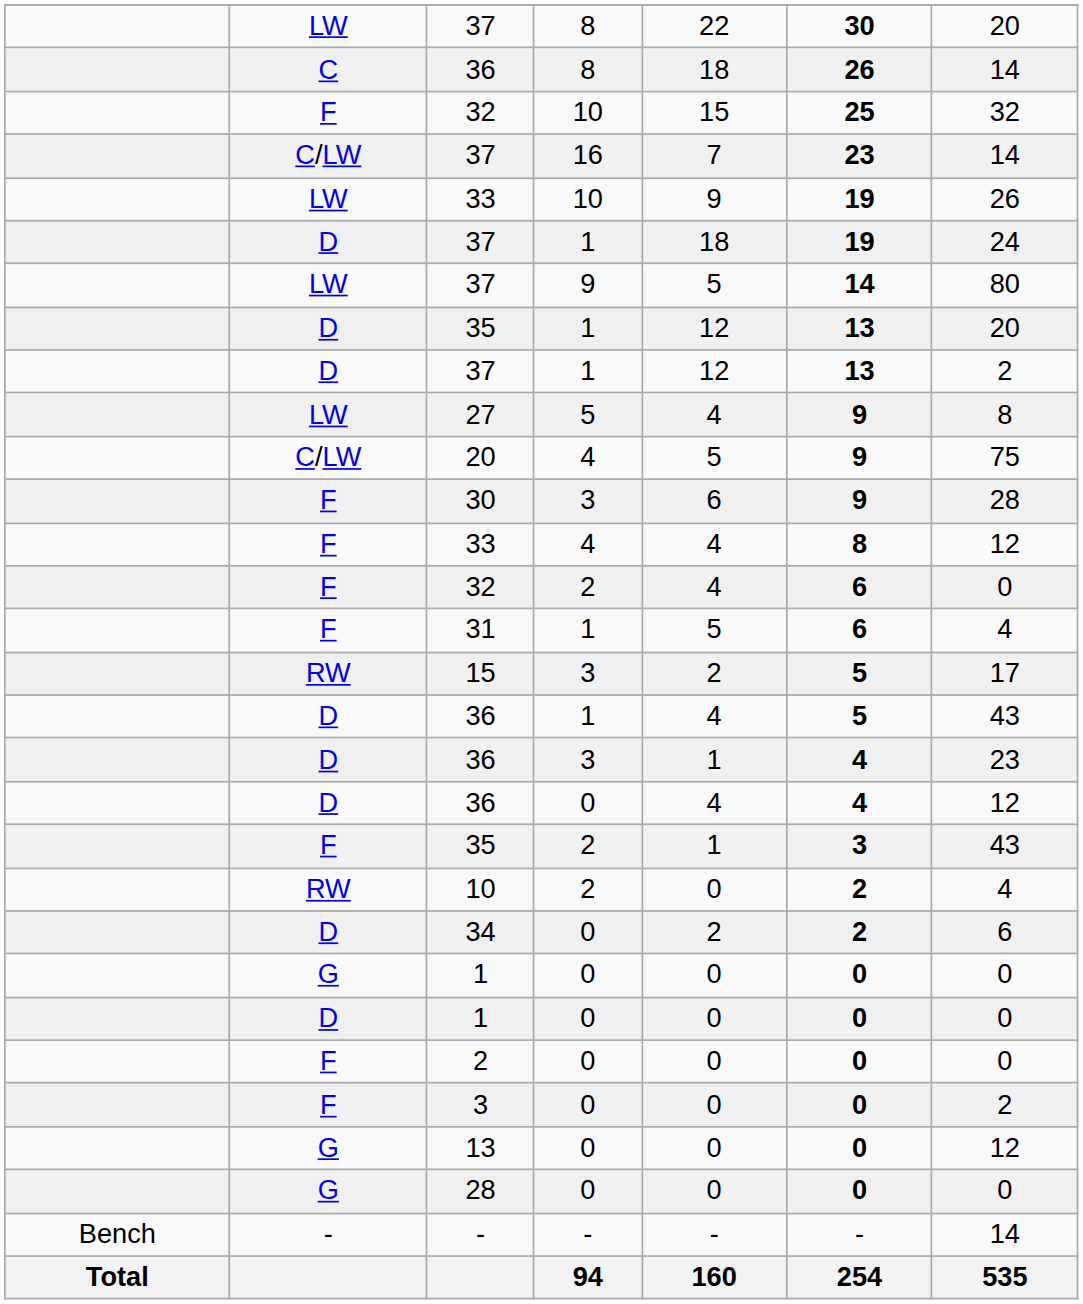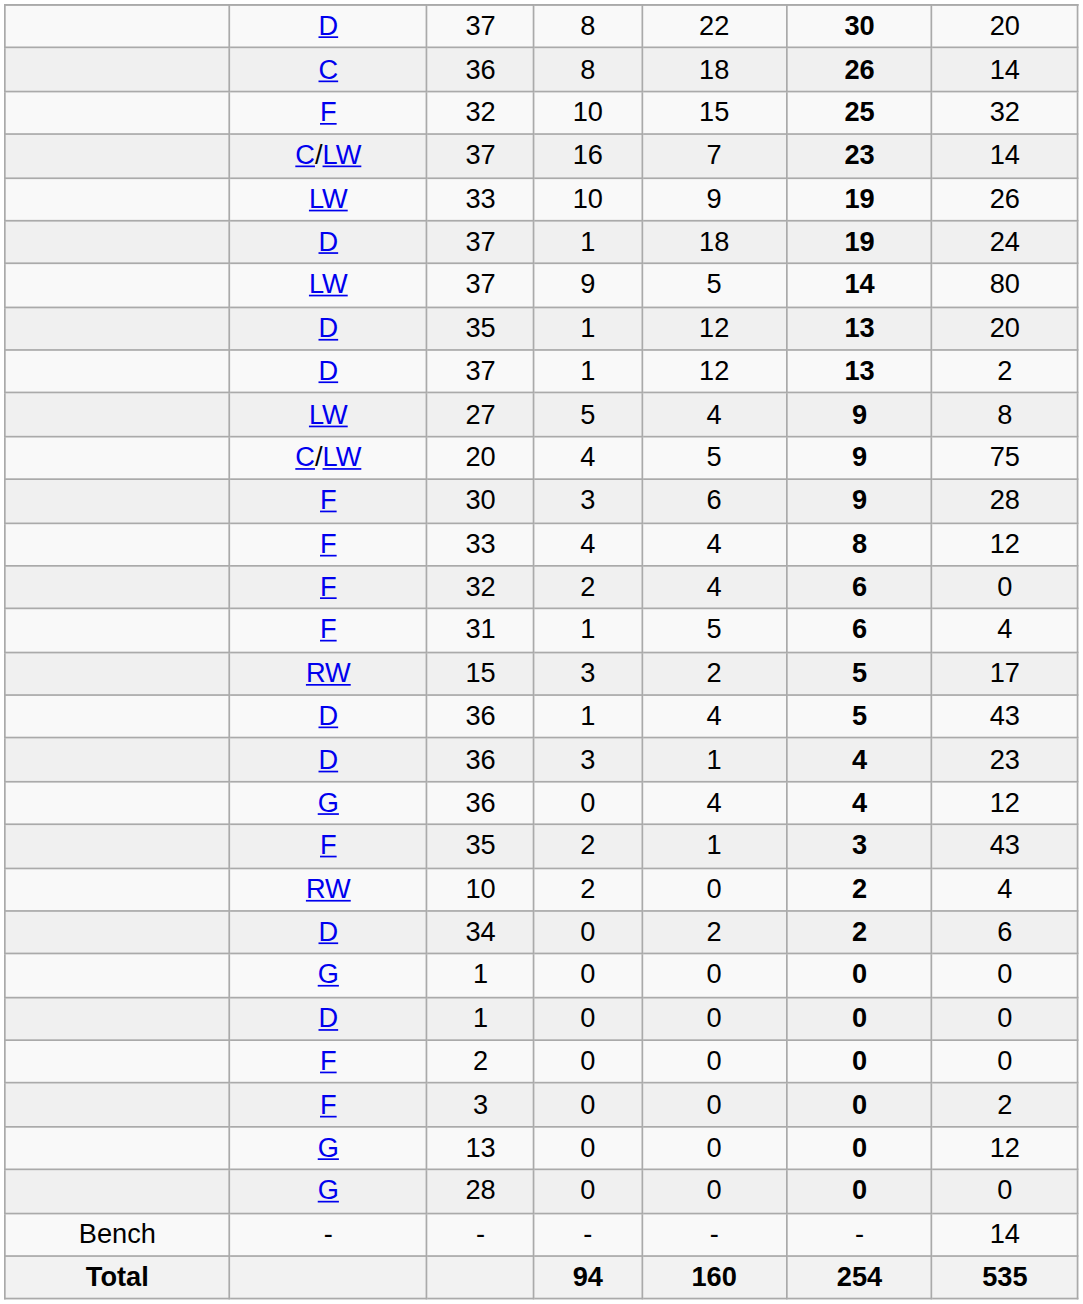(328, 26) LW -> (328, 26) D
(328, 802) D -> (328, 802) G
